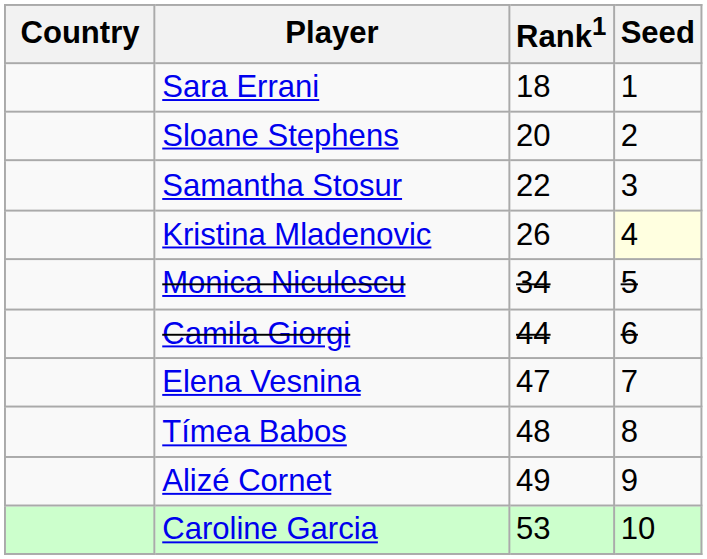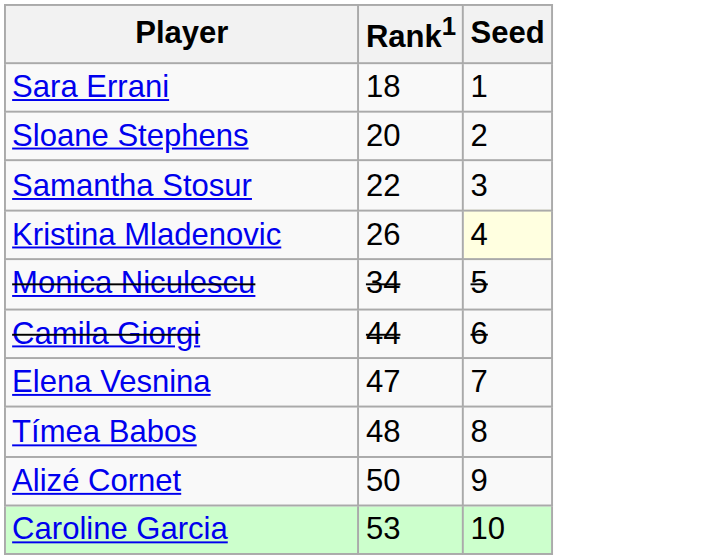- column: (80, 33)
(533, 480) 49 -> (383, 480) 50
